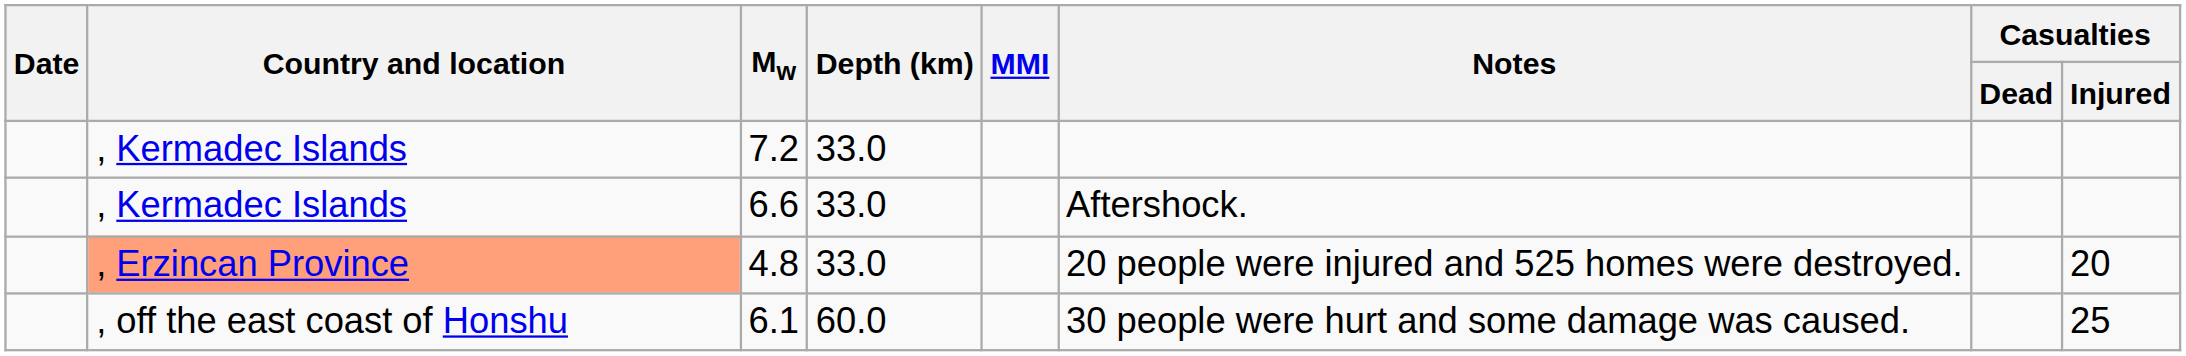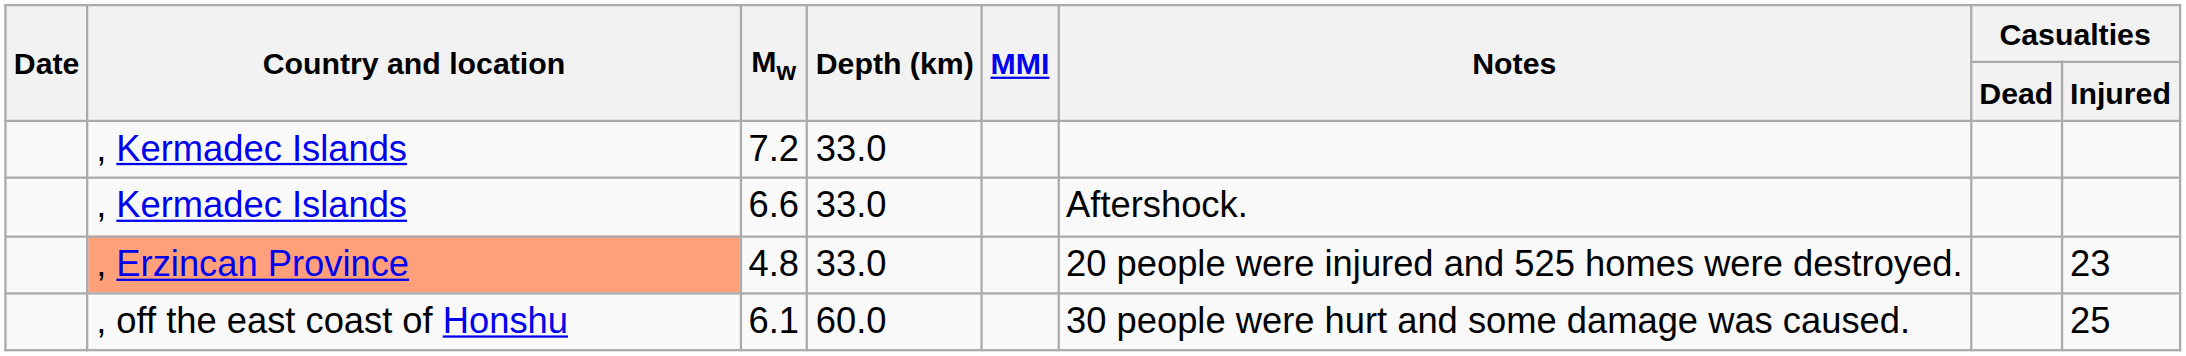(2090, 263) 20 -> (2090, 263) 23
